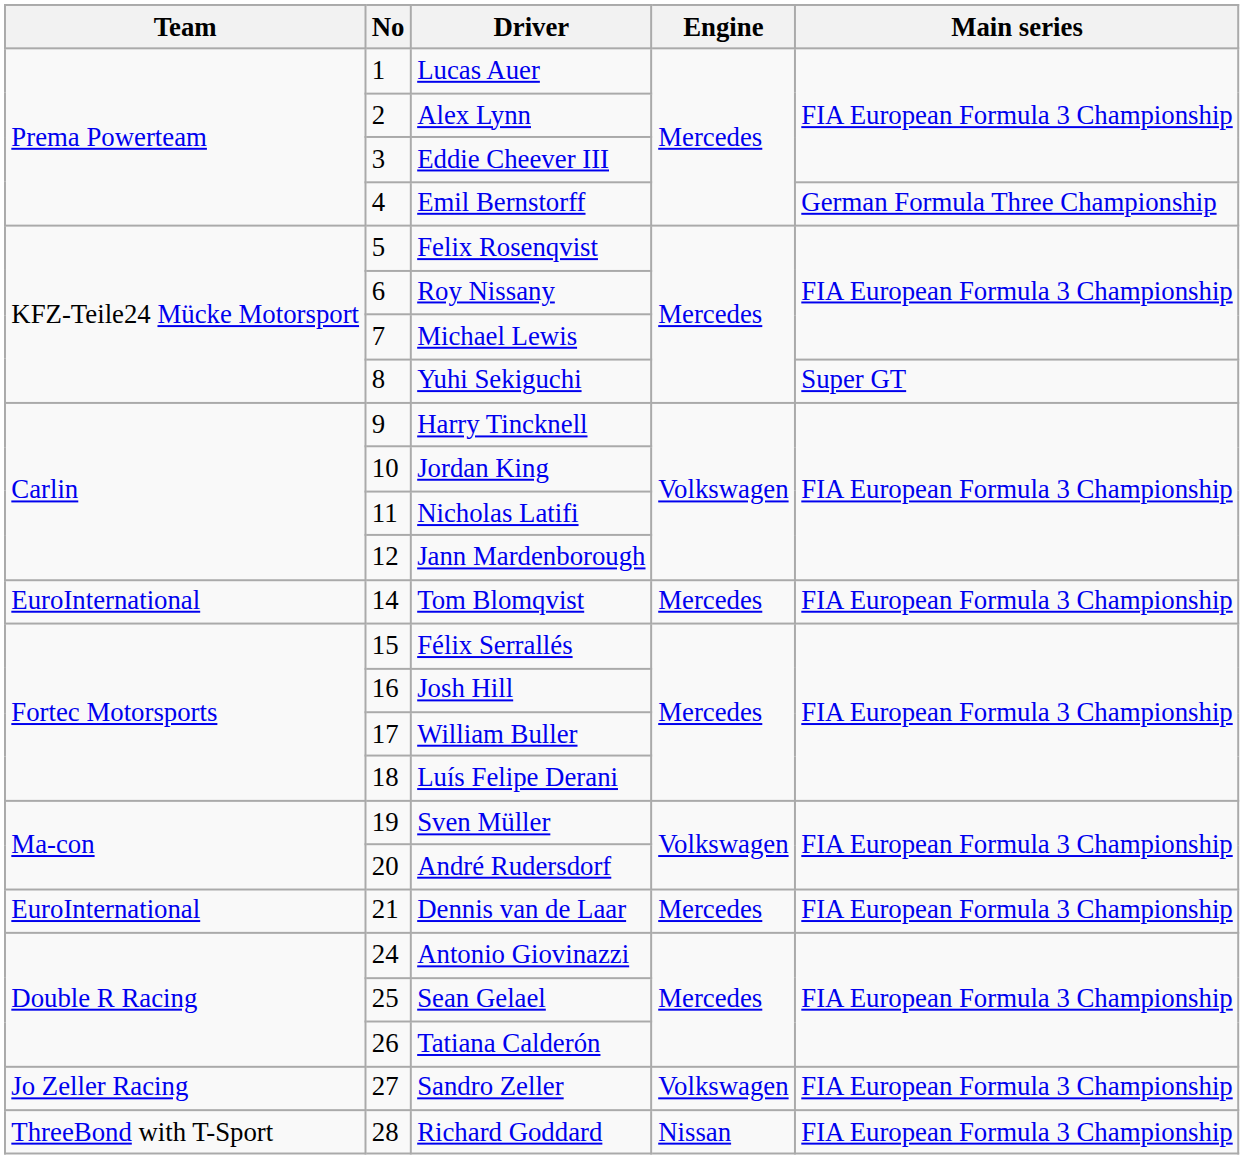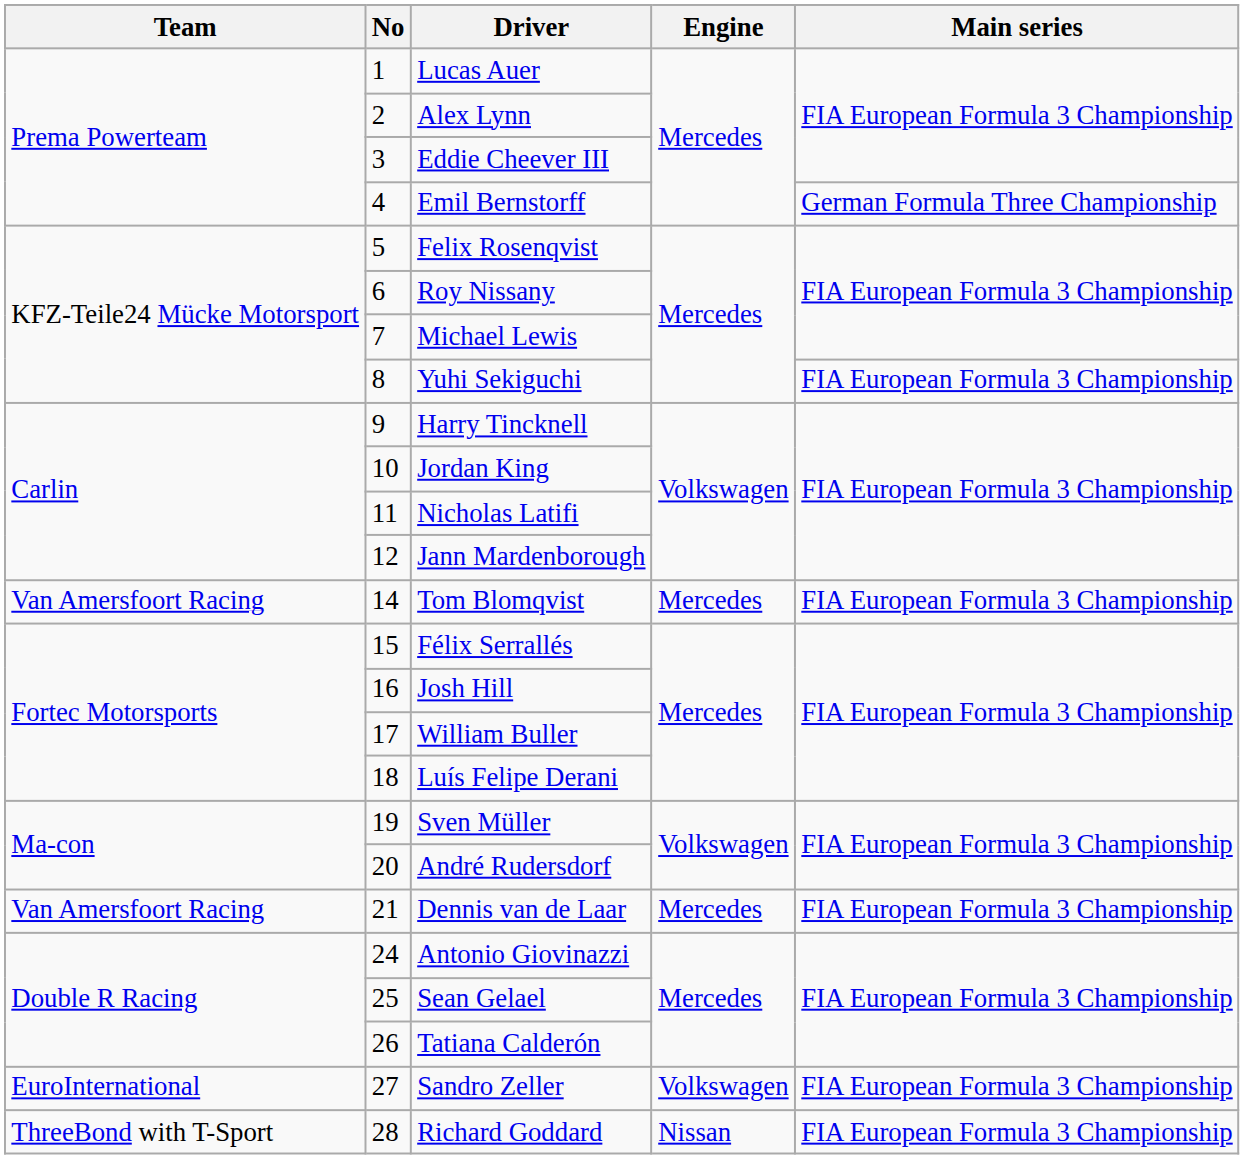(854, 379) Super GT -> (1017, 379) FIA European Formula 3 Championship
(106, 600) EuroInternational -> (138, 600) Van Amersfoort Racing
(106, 910) EuroInternational -> (138, 910) Van Amersfoort Racing
(100, 1087) Jo Zeller Racing -> (106, 1087) EuroInternational
